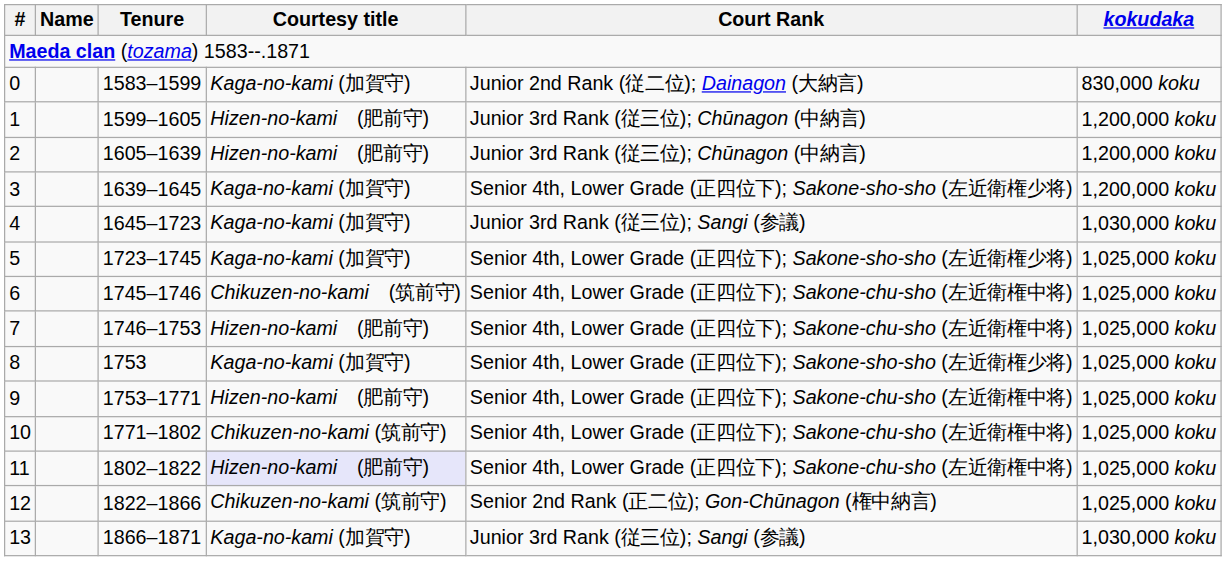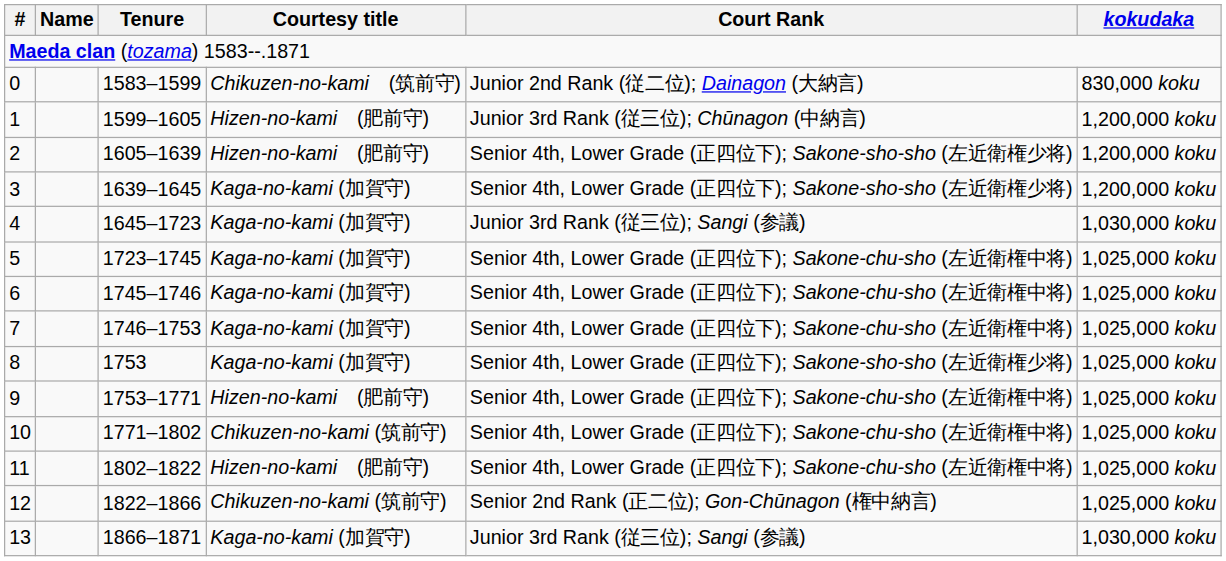(310, 83) Kaga-no-kami (加賀守) -> (336, 83) Chikuzen-no-kami (筑前守)
(668, 153) Junior 3rd Rank (従三位); Chūnagon (中納言) -> (771, 153) Senior 4th, Lower Grade (正四位下); Sakone-sho-sho (左近衛権少将)
(771, 258) Senior 4th, Lower Grade (正四位下); Sakone-sho-sho (左近衛権少将) -> (771, 258) Senior 4th, Lower Grade (正四位下); Sakone-chu-sho (左近衛権中将)
(336, 293) Chikuzen-no-kami (筑前守) -> (310, 293) Kaga-no-kami (加賀守)
(320, 328) Hizen-no-kami (肥前守) -> (310, 328) Kaga-no-kami (加賀守)
(320, 467) lavender background -> (320, 467) no background
